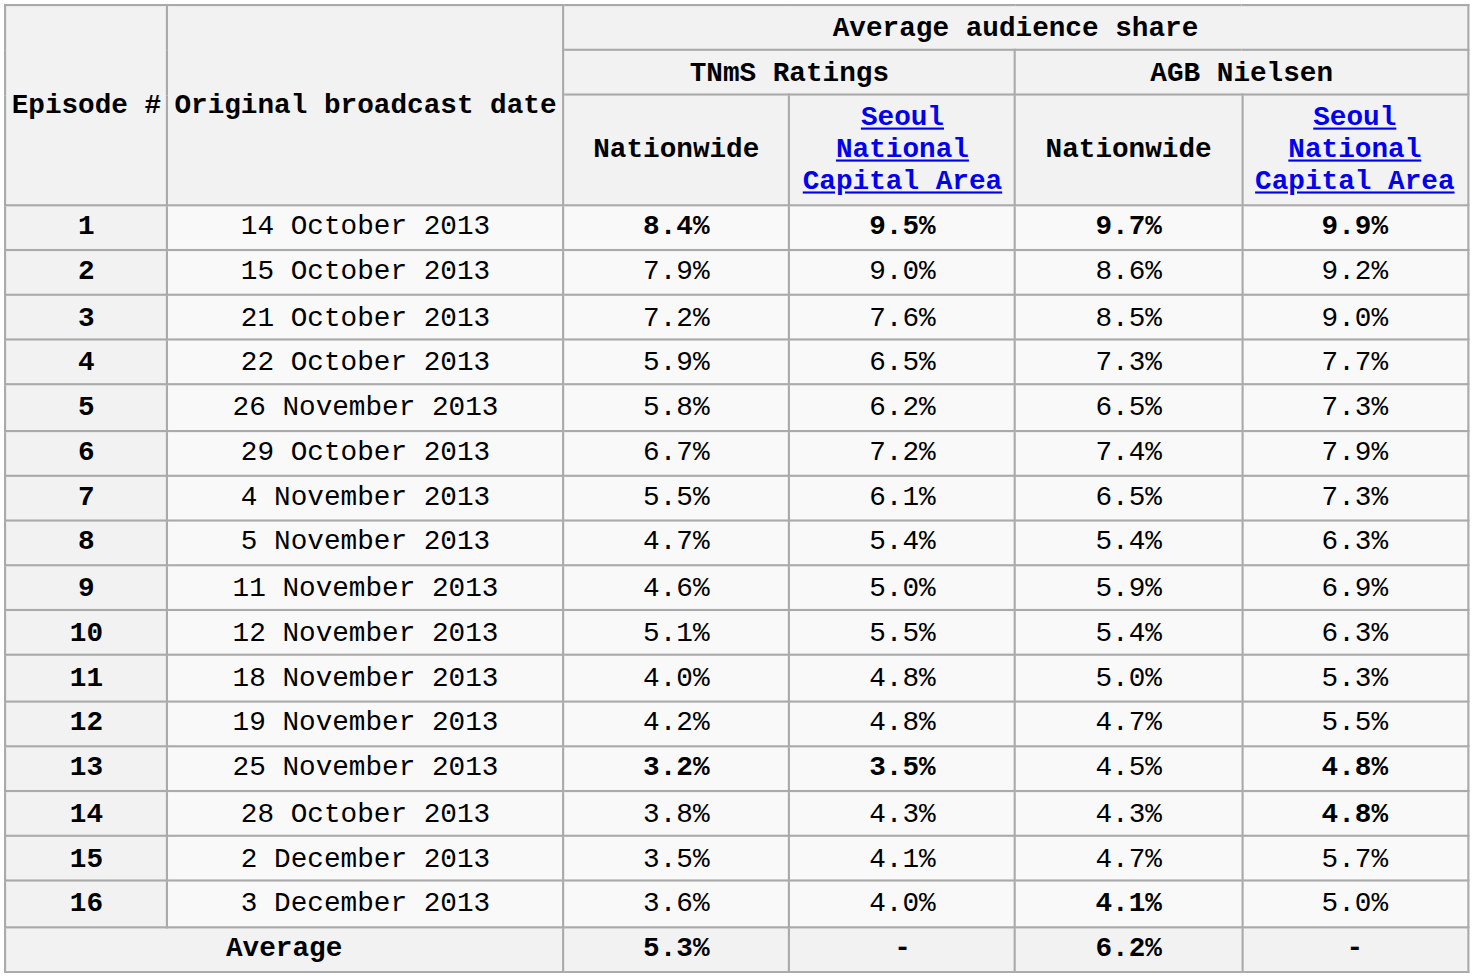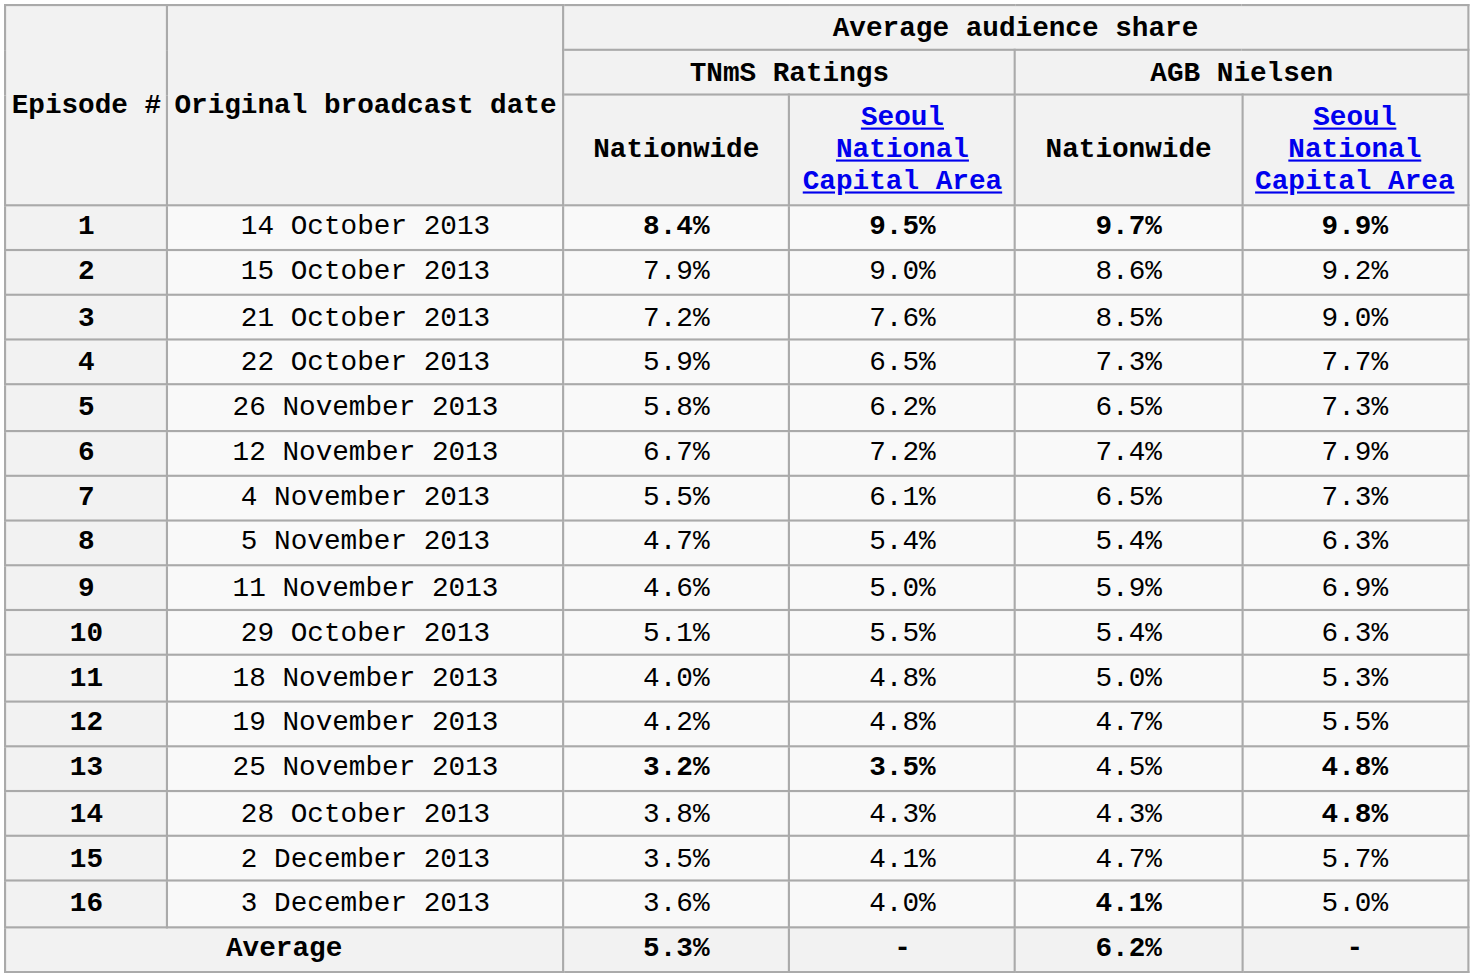(366, 453) 29 October 2013 -> (365, 453) 12 November 2013
(365, 633) 12 November 2013 -> (366, 633) 29 October 2013
